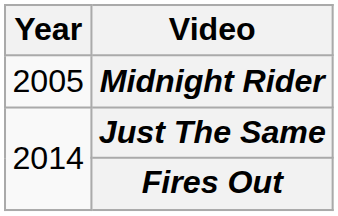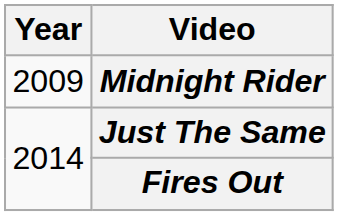(48, 81) 2005 -> (48, 81) 2009
